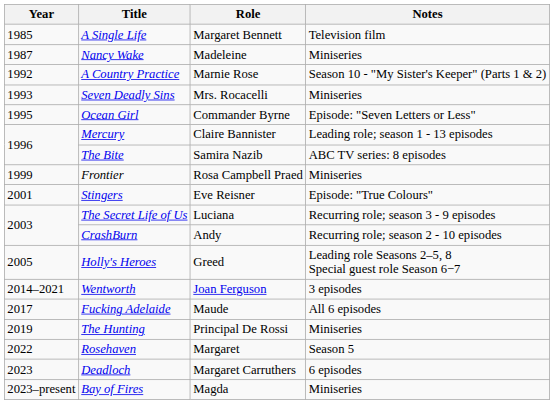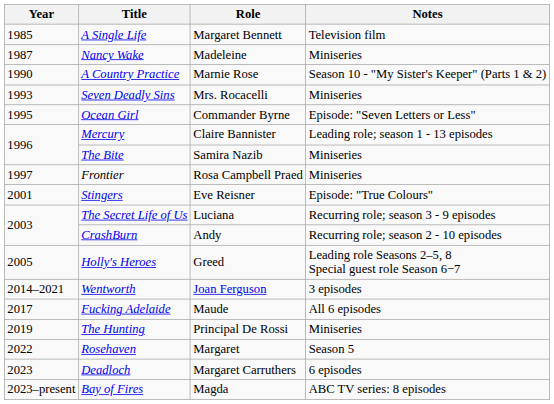(20, 74) 1992 -> (20, 74) 1990
(377, 154) ABC TV series: 8 episodes -> (335, 154) Miniseries
(20, 174) 1999 -> (20, 174) 1997
(335, 389) Miniseries -> (377, 389) ABC TV series: 8 episodes
